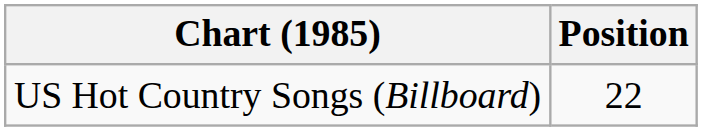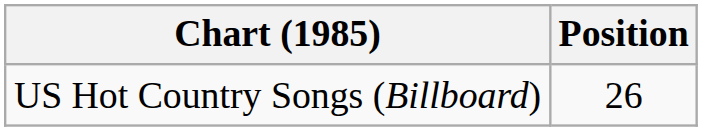(624, 94) 22 -> (624, 94) 26
